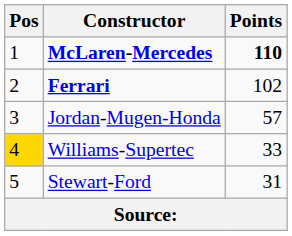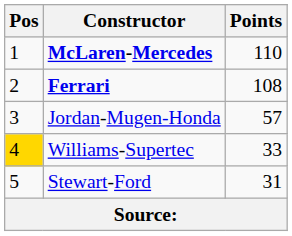(268, 53) bold -> (268, 53) normal
(267, 85) 102 -> (267, 85) 108
